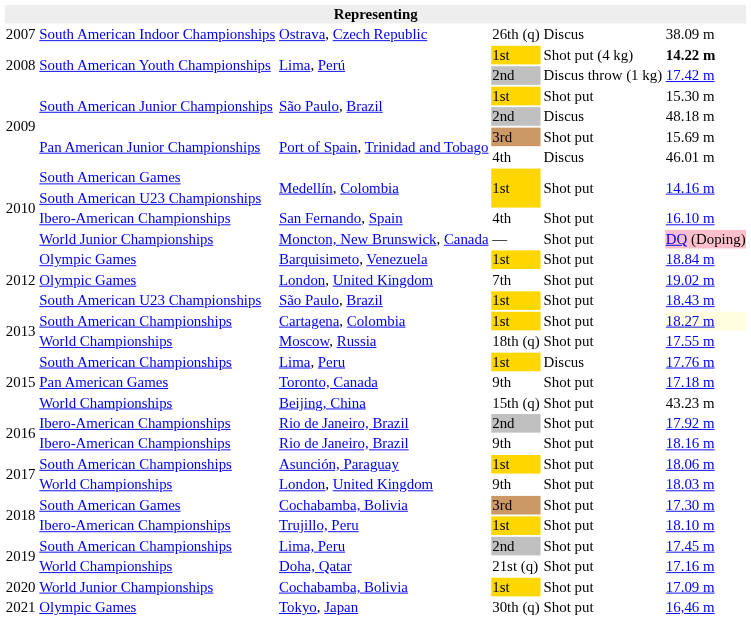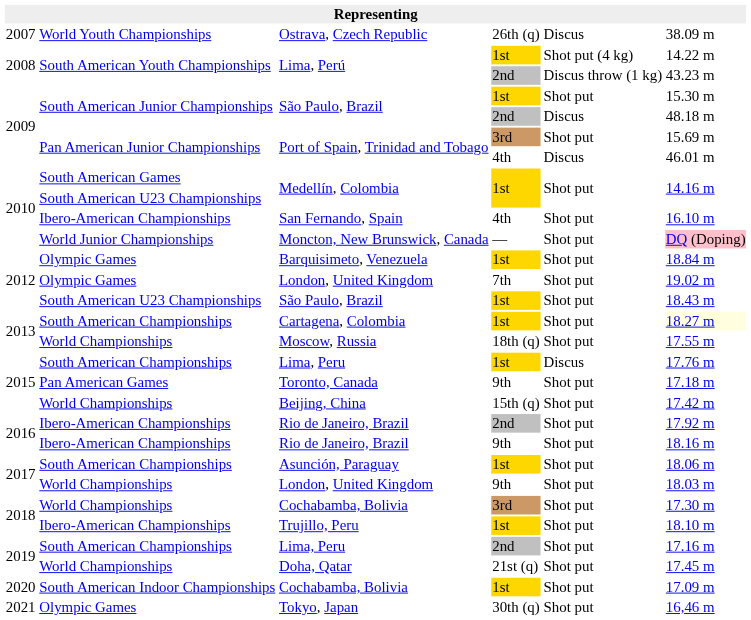(157, 34) South American Indoor Championships -> (125, 34) World Youth Championships
(691, 55) bold -> (690, 55) normal
(690, 75) 17.42 m -> (690, 75) 43.23 m
(690, 402) 43.23 m -> (690, 402) 17.42 m
(110, 505) South American Games -> (106, 505) World Championships
(690, 546) 17.45 m -> (690, 546) 17.16 m
(690, 566) 17.16 m -> (690, 566) 17.45 m
(126, 587) World Junior Championships -> (157, 587) South American Indoor Championships
